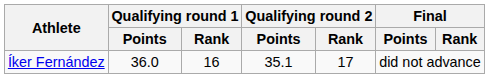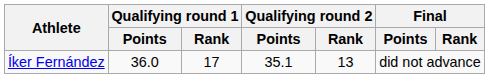(212, 62) 16 -> (212, 62) 17
(345, 62) 17 -> (345, 62) 13
